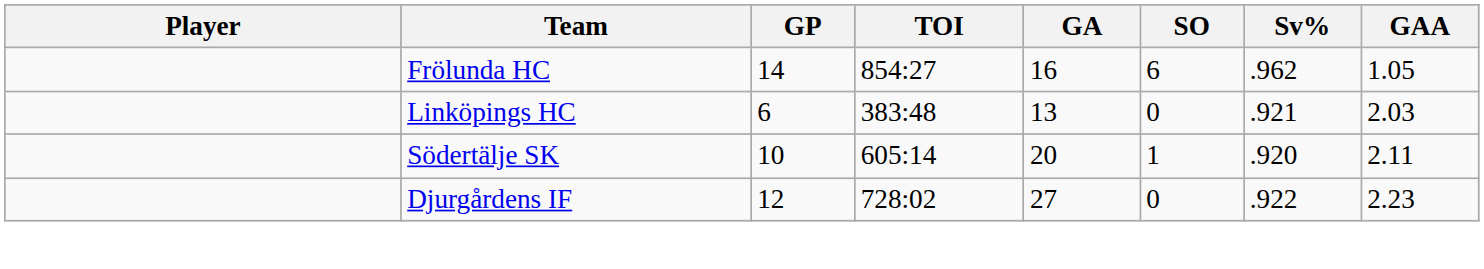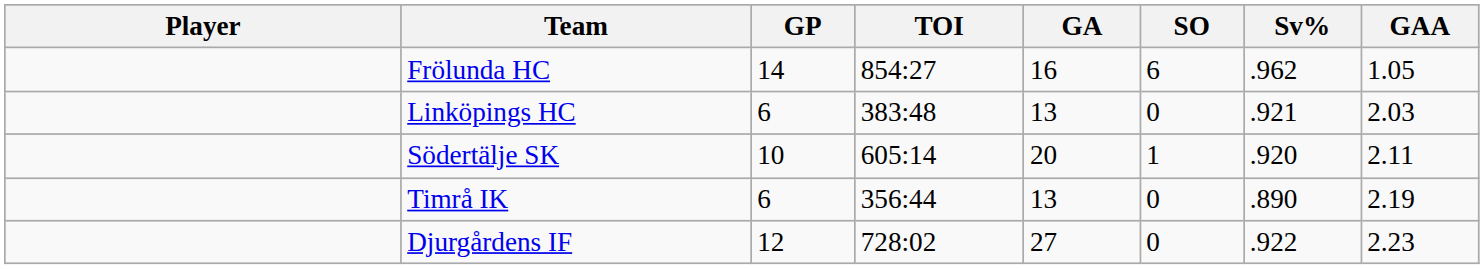+ row: (458, 198)
